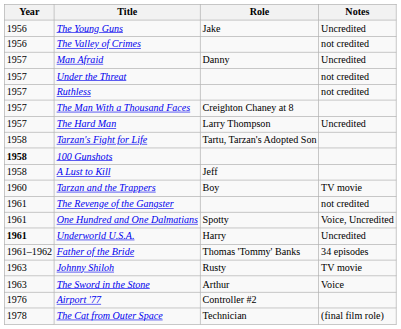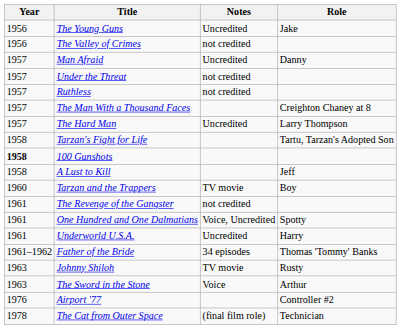columns swapped: (260, 12) <-> (357, 12)
(17, 236) bold -> (17, 236) normal
